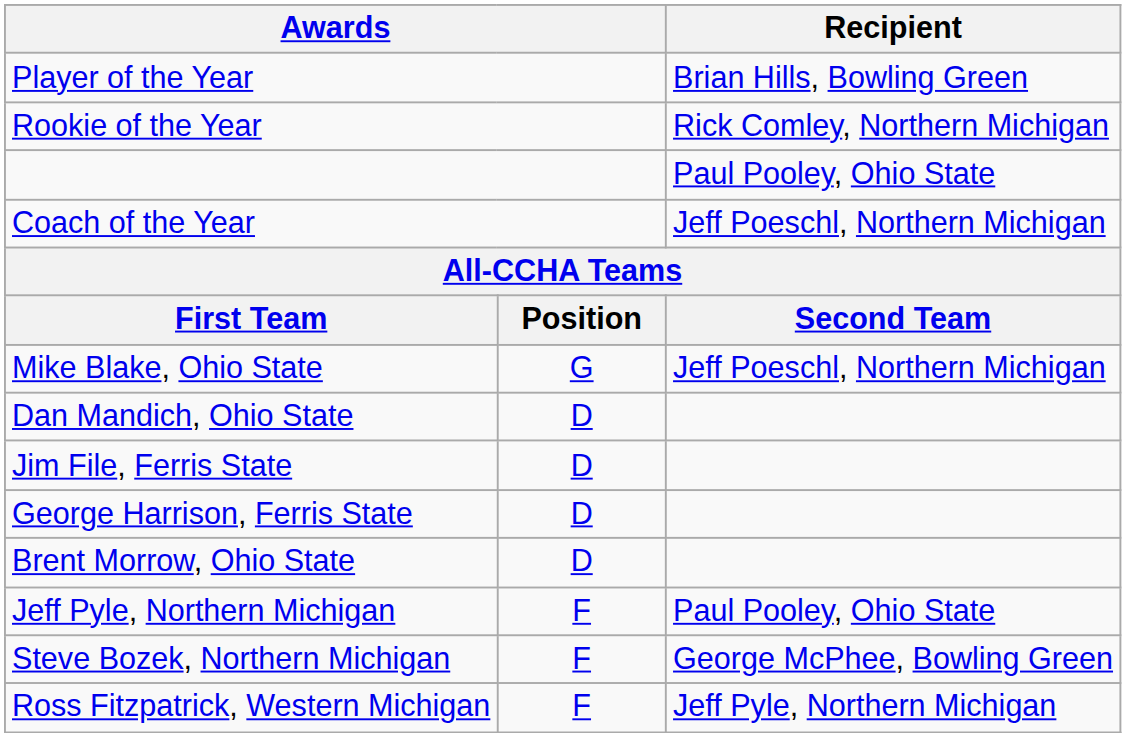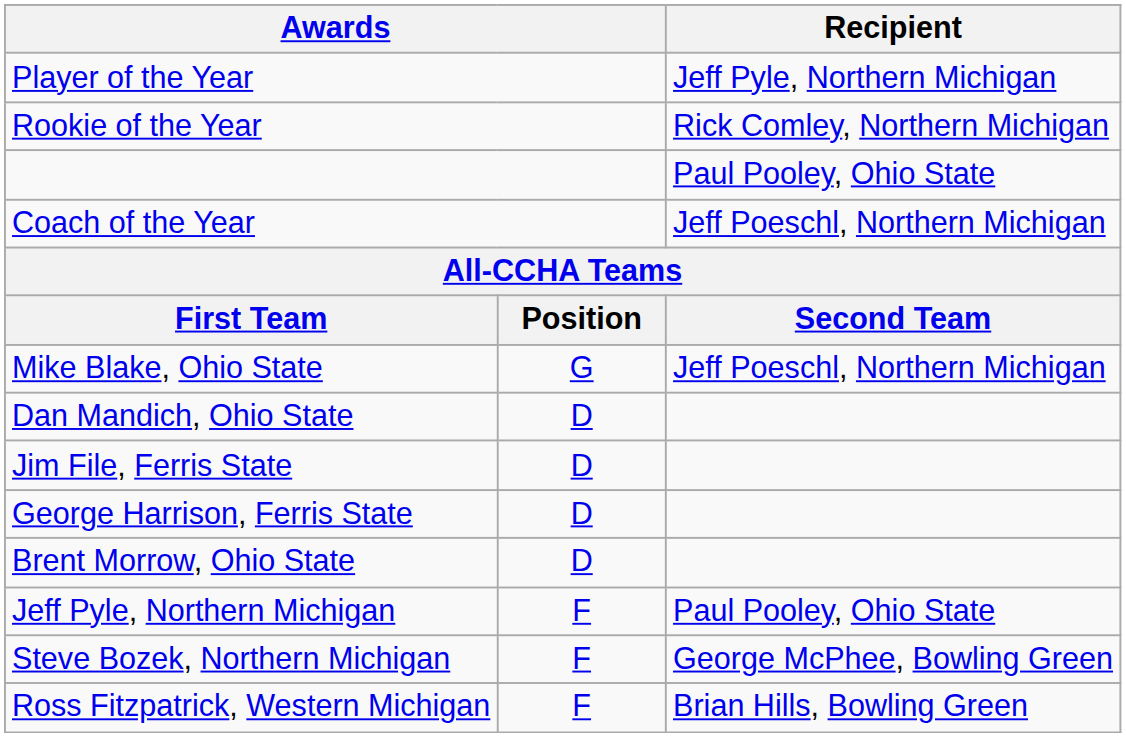(851, 77) Brian Hills, Bowling Green -> (865, 77) Jeff Pyle, Northern Michigan
(865, 707) Jeff Pyle, Northern Michigan -> (851, 707) Brian Hills, Bowling Green
